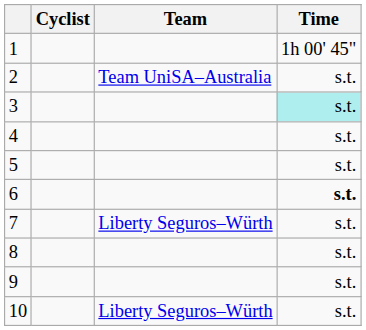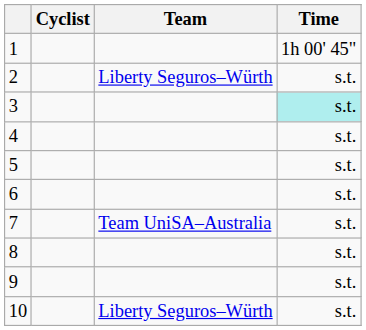(185, 77) Team UniSA–Australia -> (185, 77) Liberty Seguros–Würth
(345, 194) bold -> (346, 194) normal
(185, 223) Liberty Seguros–Würth -> (185, 223) Team UniSA–Australia
